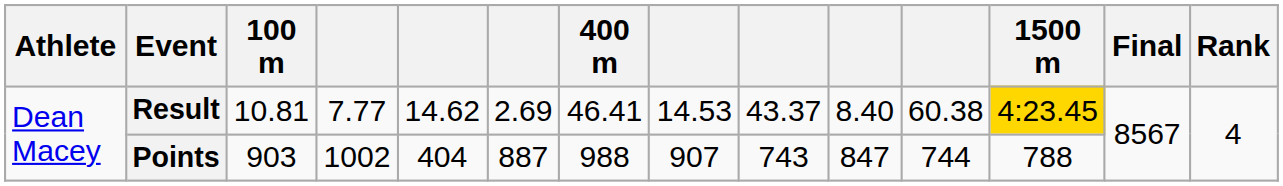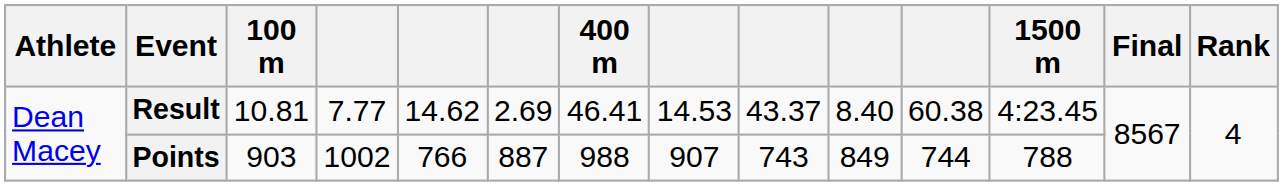(1048, 110) gold background -> (1048, 110) no background
(442, 158) 404 -> (442, 158) 766
(865, 158) 847 -> (865, 158) 849
